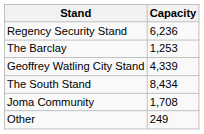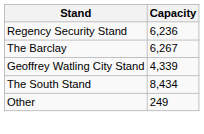(164, 48) 1,253 -> (164, 48) 6,267
- row: (51, 102)
